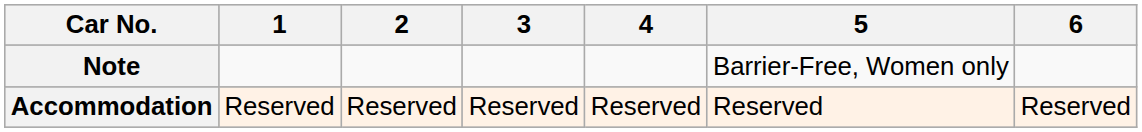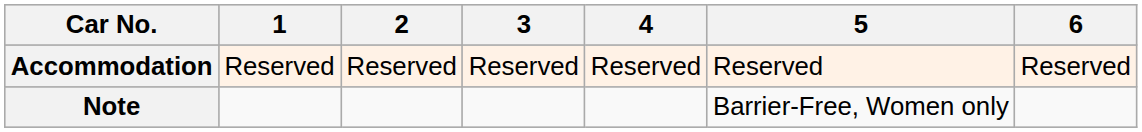rows swapped: (112, 106) <-> (112, 65)
